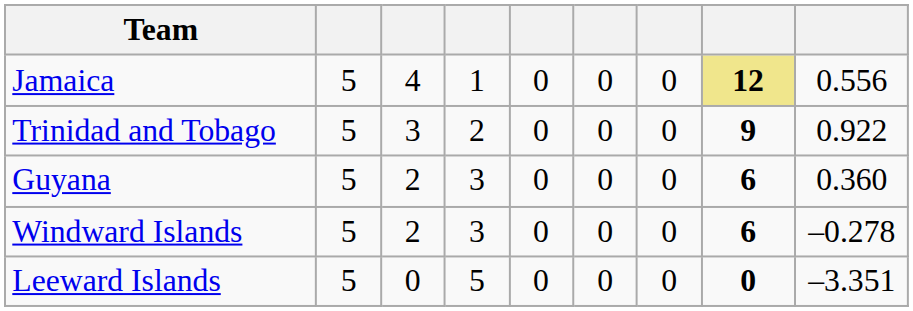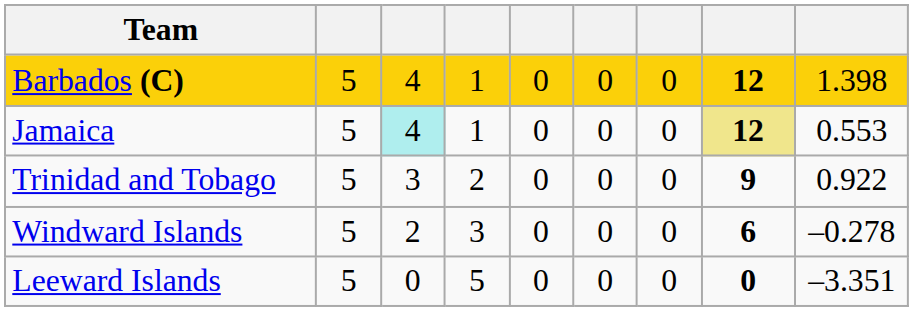+ row: (98, 79)
(413, 79) no background -> (413, 130) paleturquoise background
(852, 79) 0.556 -> (852, 130) 0.553
- row: (62, 180)
